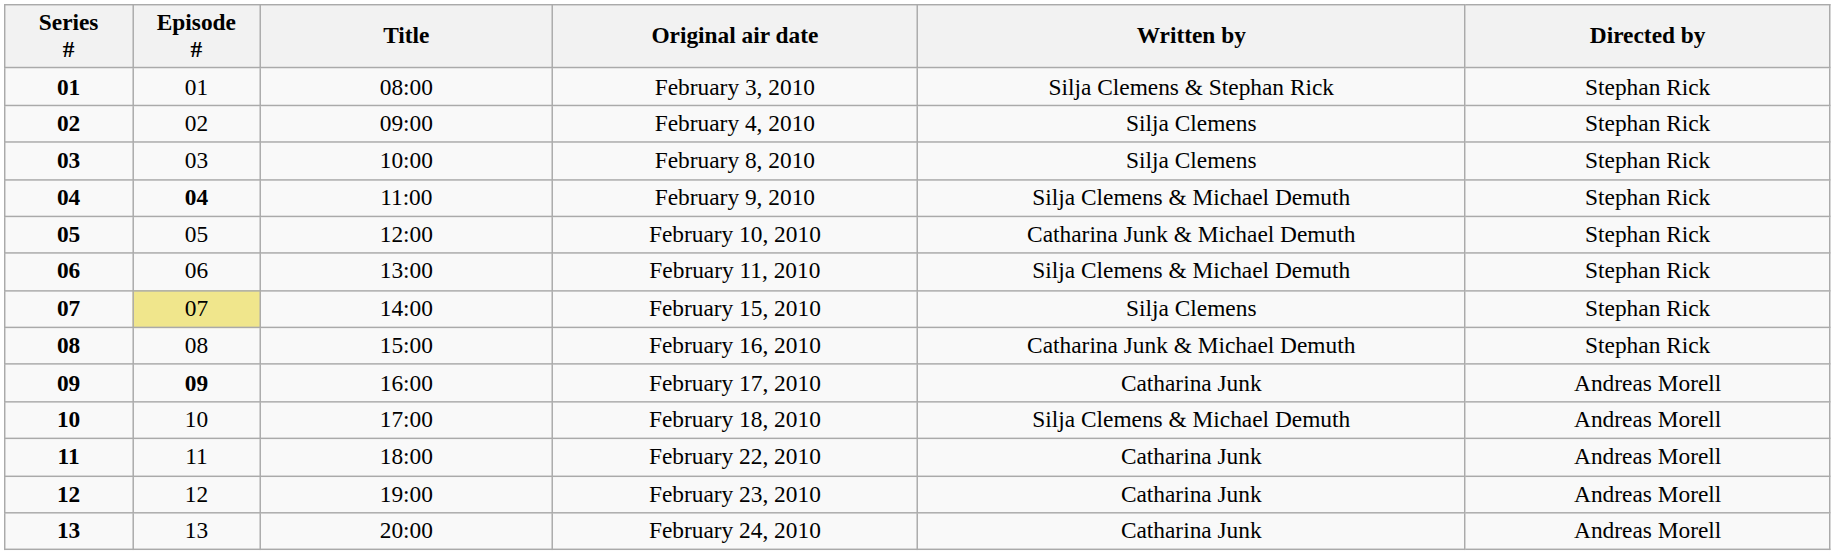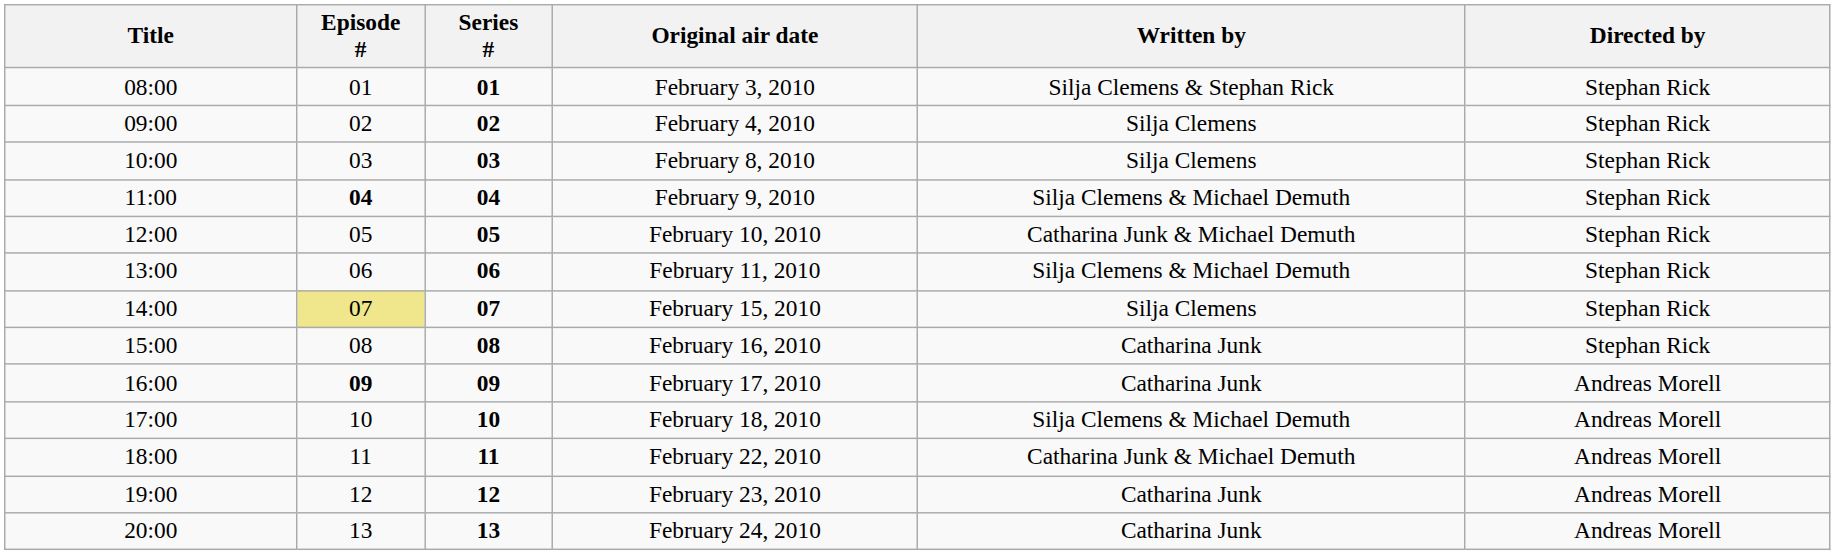columns swapped: (69, 36) <-> (406, 36)
(1191, 345) Catharina Junk & Michael Demuth -> (1191, 345) Catharina Junk
(1191, 456) Catharina Junk -> (1191, 456) Catharina Junk & Michael Demuth
